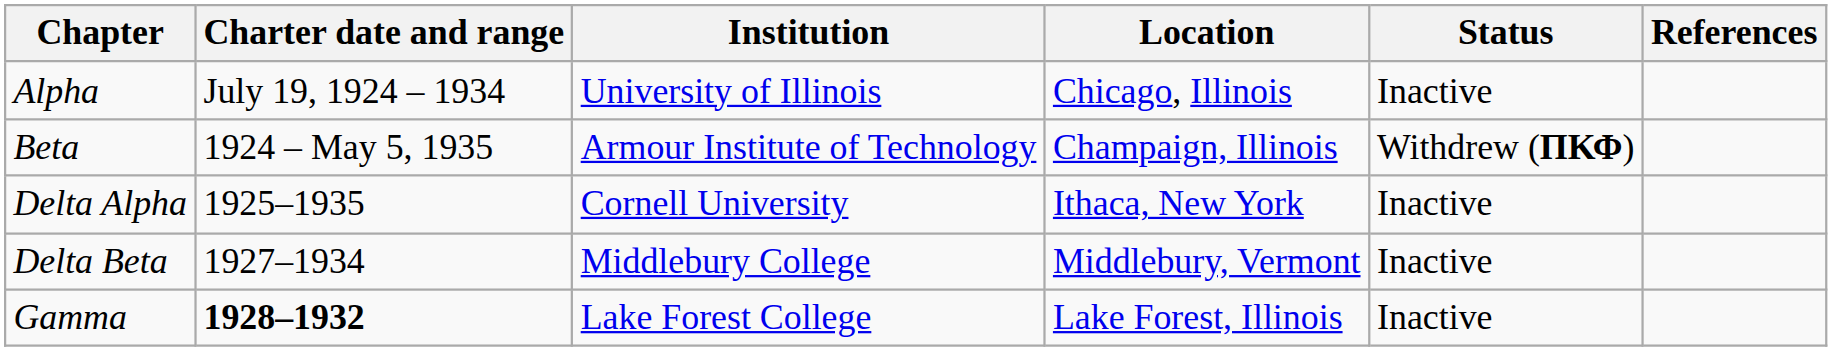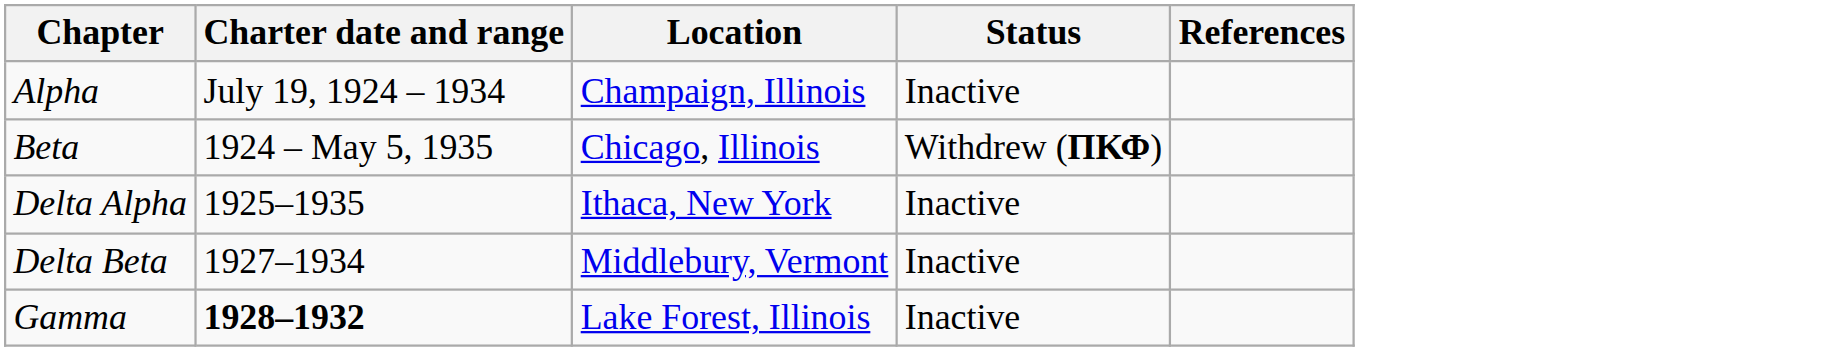- column: (809, 32)
(1172, 89) Chicago, Illinois -> (723, 89) Champaign, Illinois
(1195, 146) Champaign, Illinois -> (700, 146) Chicago, Illinois
